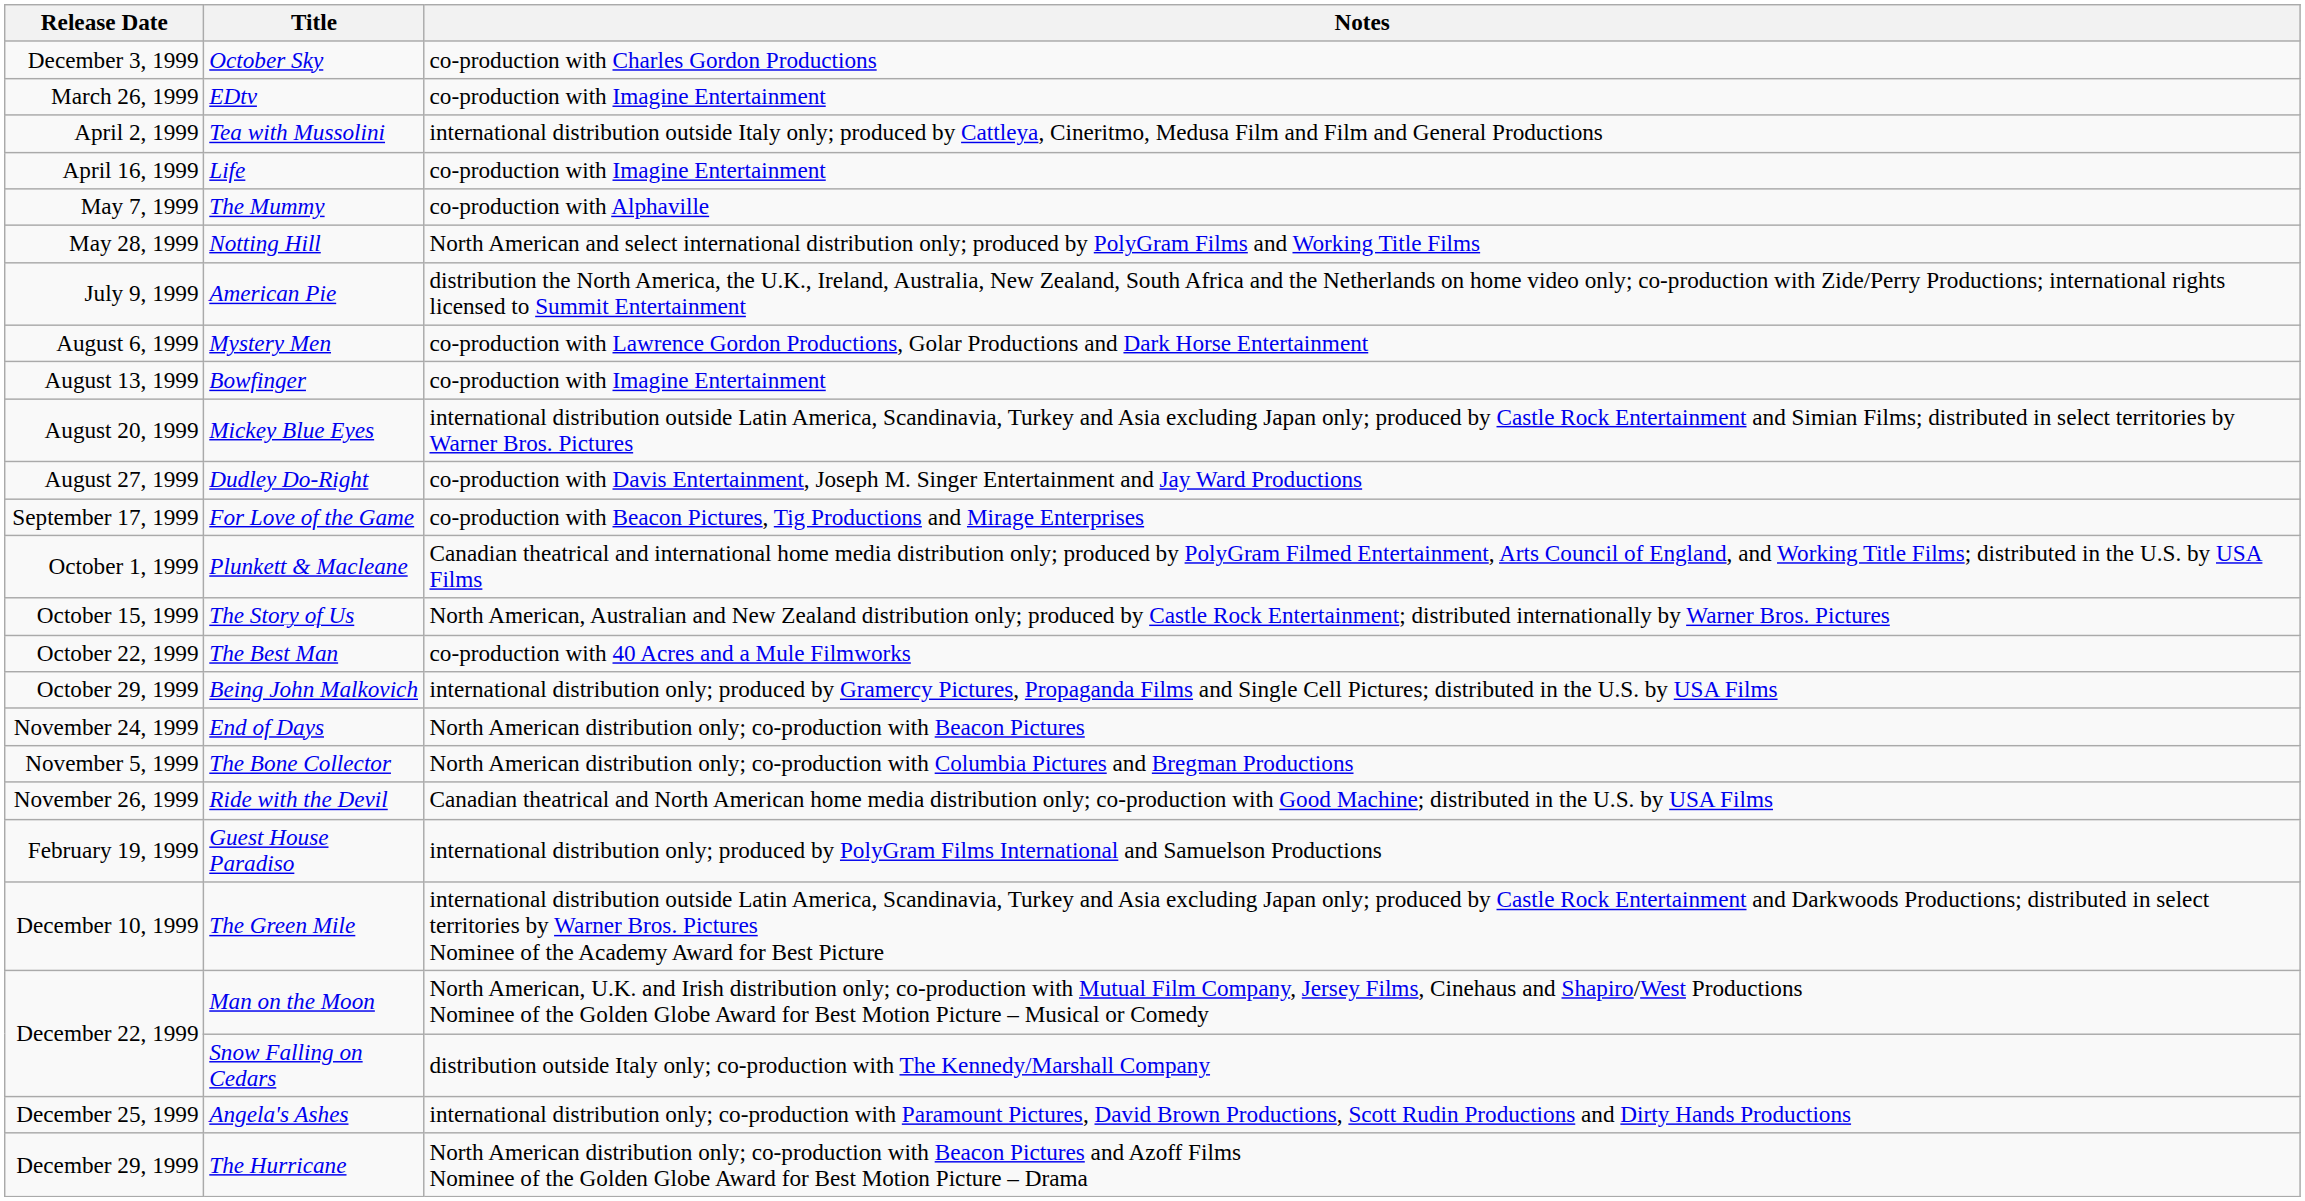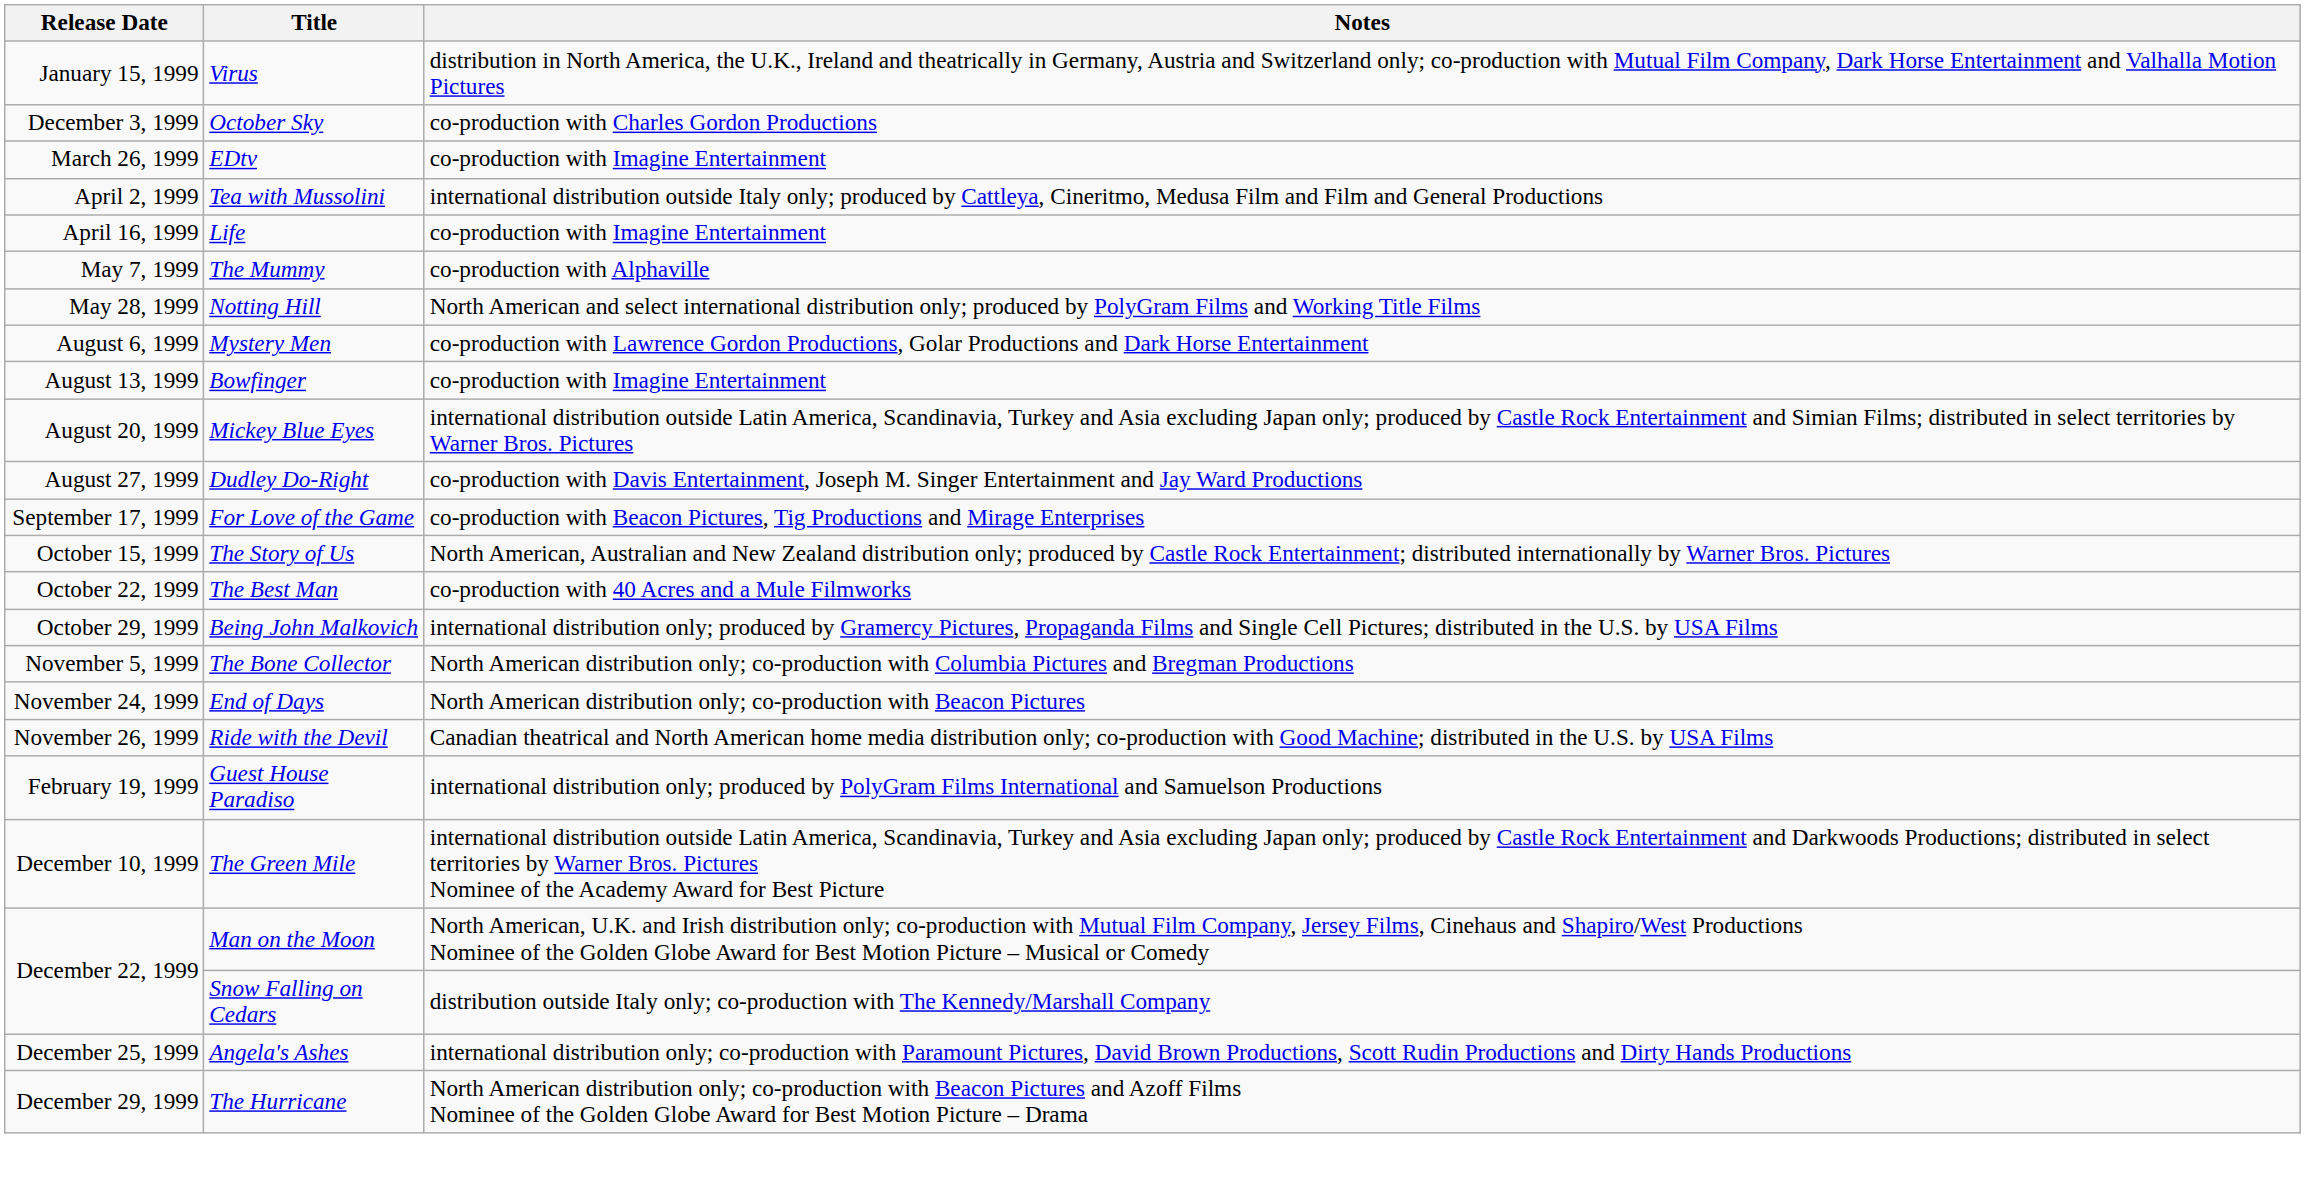+ row: (234, 72)
- row: (273, 293)
- row: (308, 566)
rows swapped: (300, 763) <-> (267, 726)
